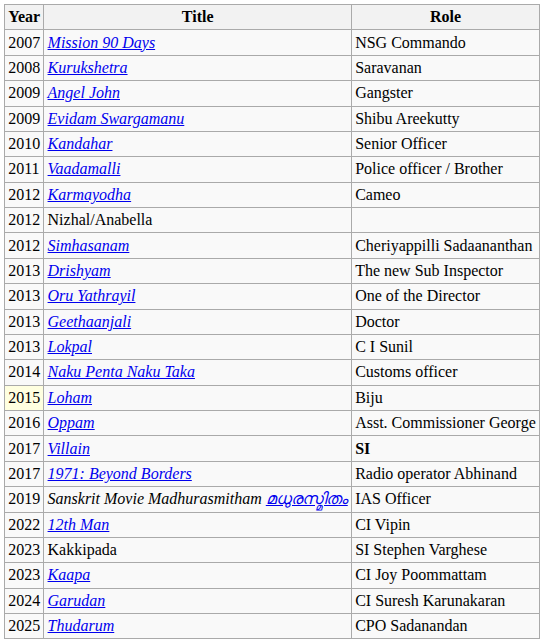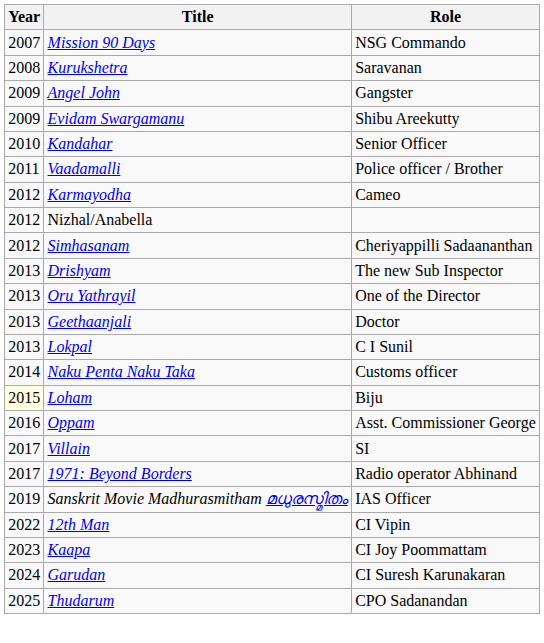(363, 448) bold -> (362, 448) normal
- row: (82, 550)
